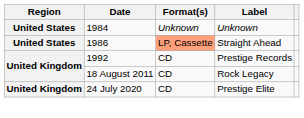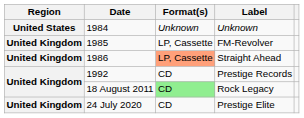+ row: (245, 43)
(44, 43) United States -> (44, 58) United Kingdom
(165, 74) no background -> (165, 89) lightgreen background
